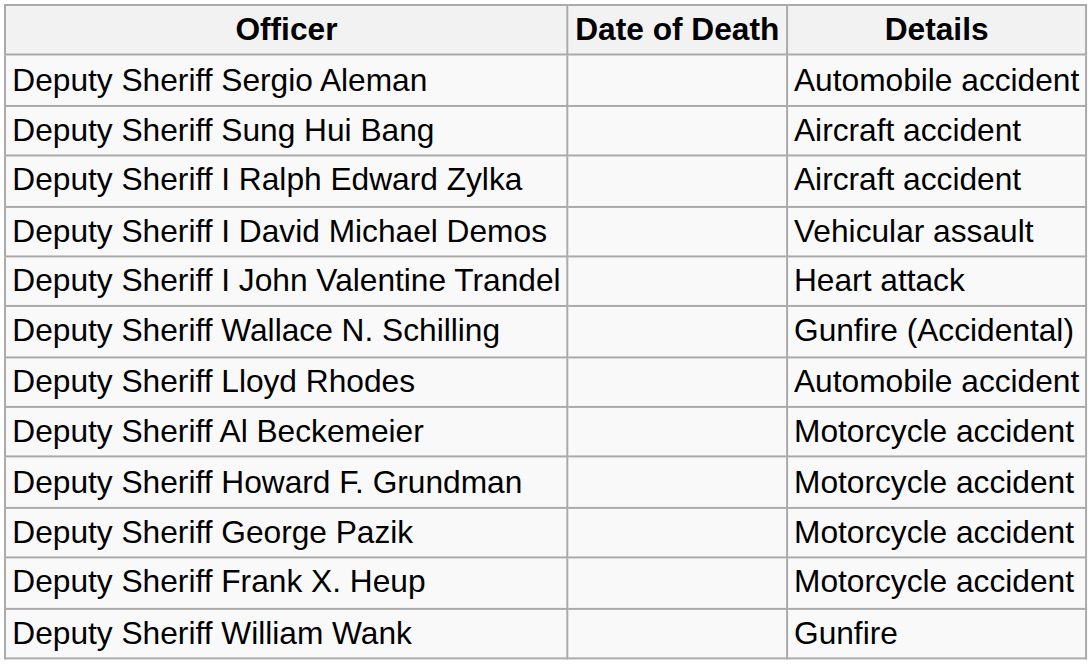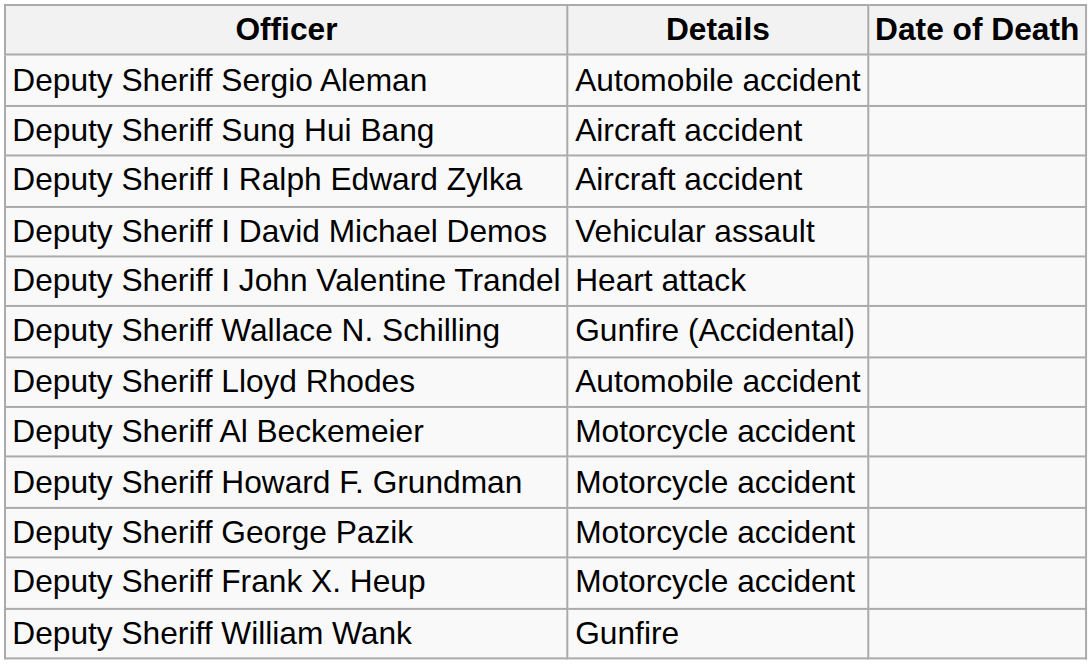columns swapped: (677, 29) <-> (937, 29)
